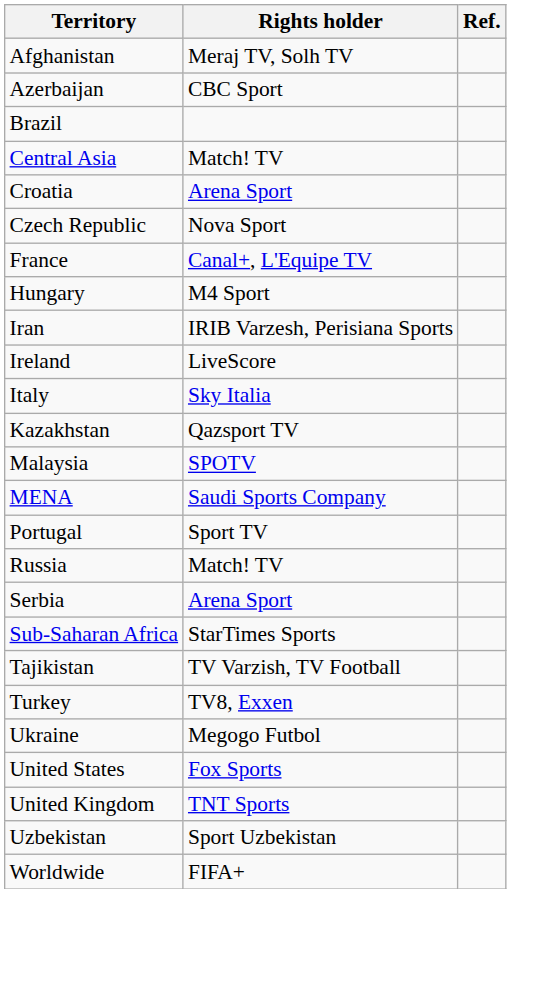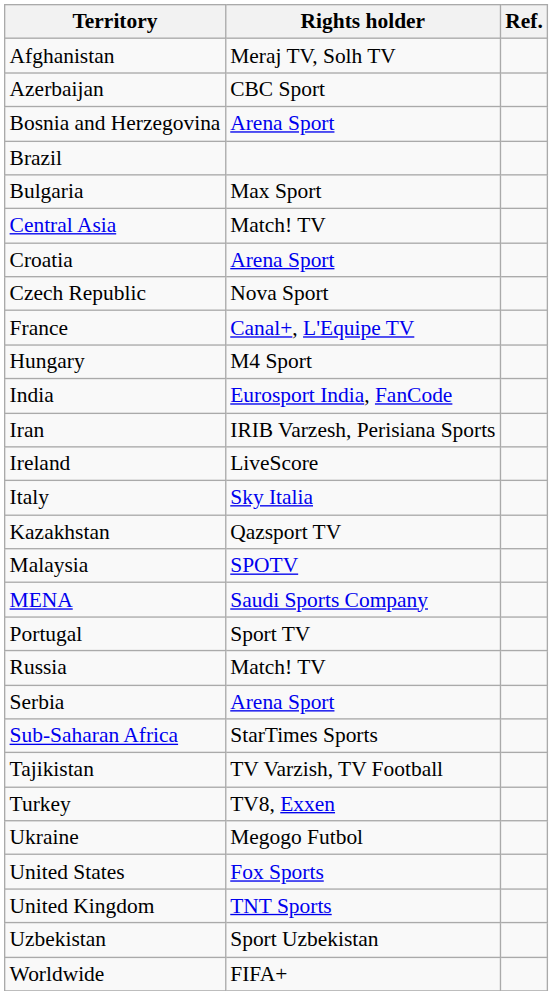+ row: (115, 123)
+ row: (47, 191)
+ row: (32, 395)
